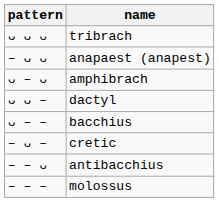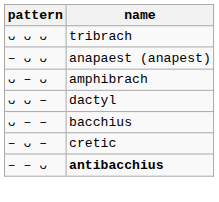(116, 165) normal -> (116, 165) bold
- row: (27, 186)
